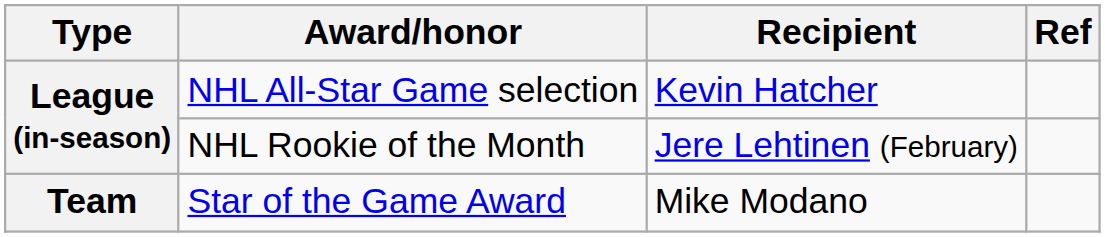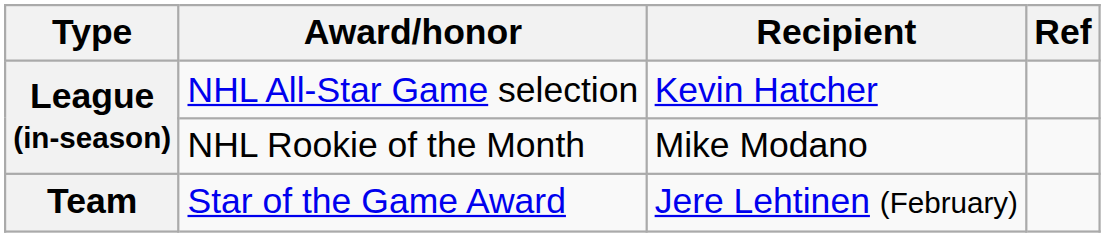(836, 145) Jere Lehtinen (February) -> (761, 145) Mike Modano
(761, 201) Mike Modano -> (836, 201) Jere Lehtinen (February)
